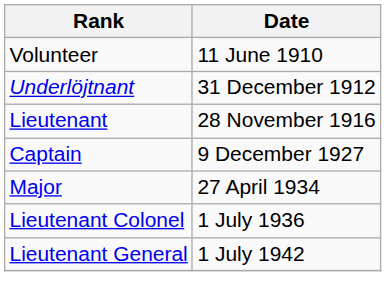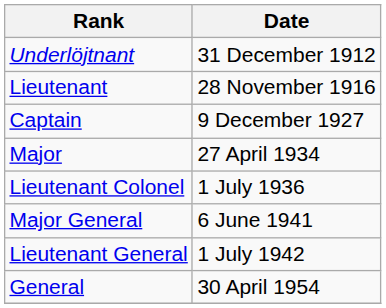- row: (54, 54)
+ row: (76, 220)
+ row: (47, 287)
